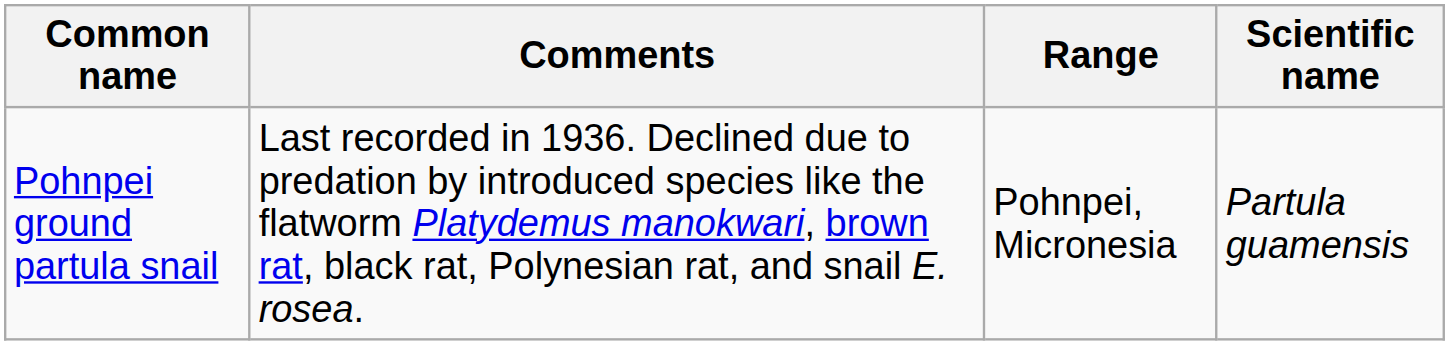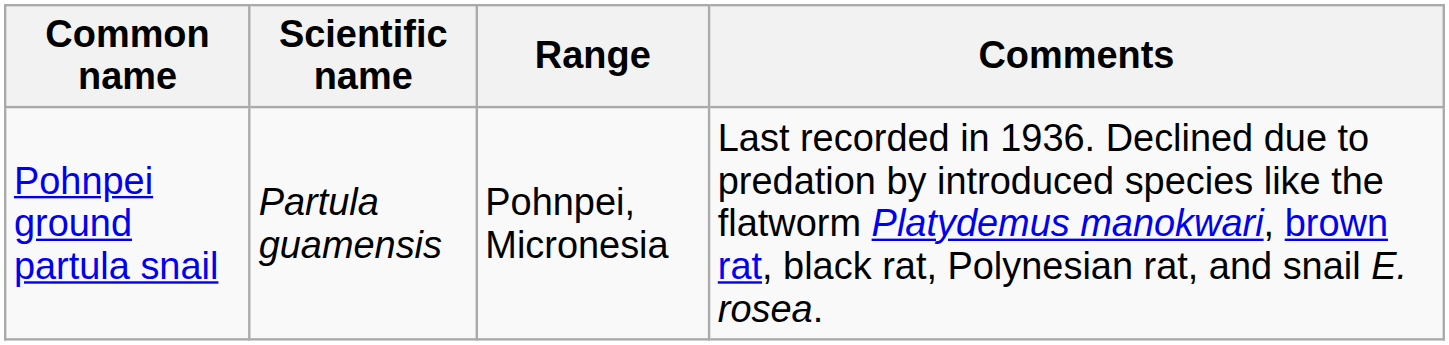columns swapped: (1330, 55) <-> (617, 55)
